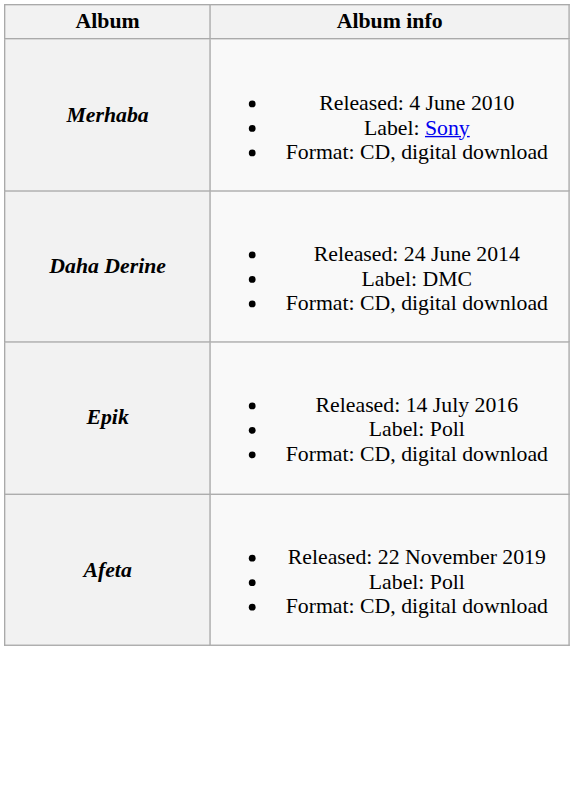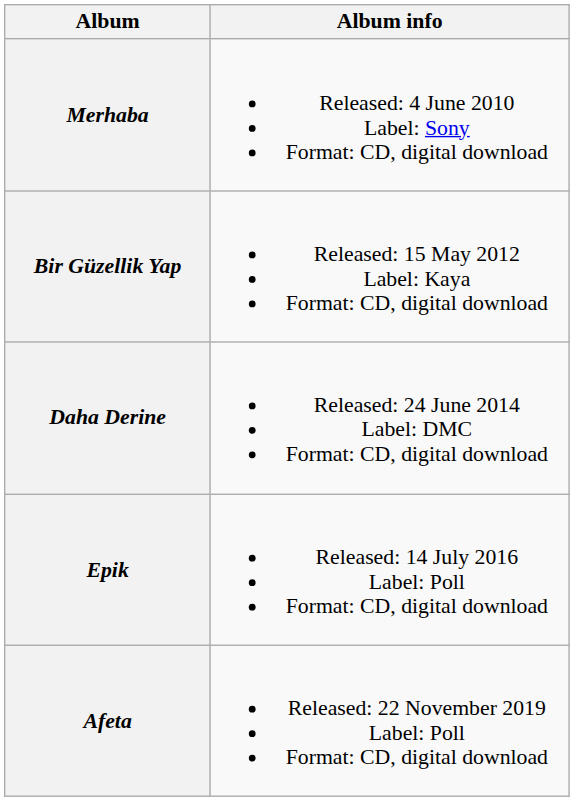+ row: (108, 266)
